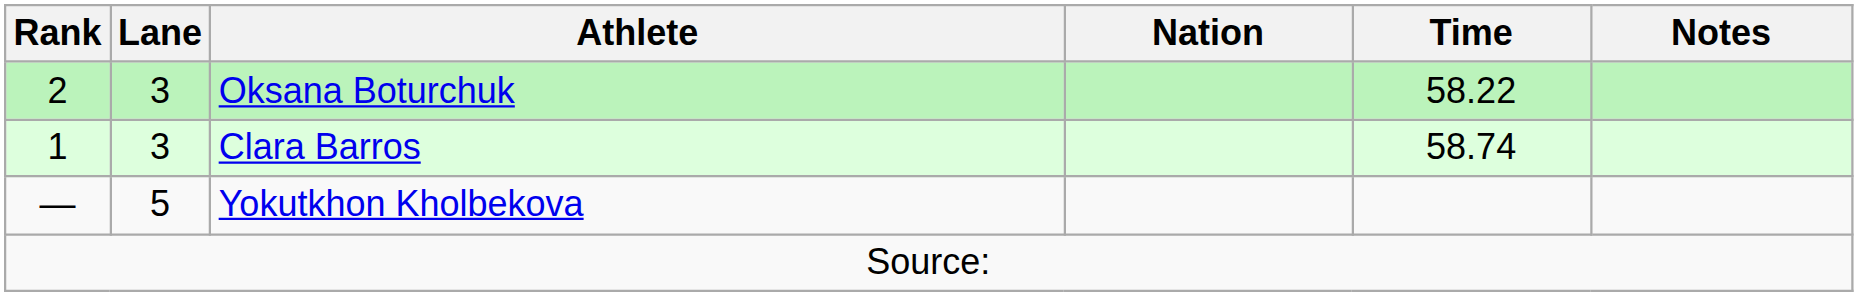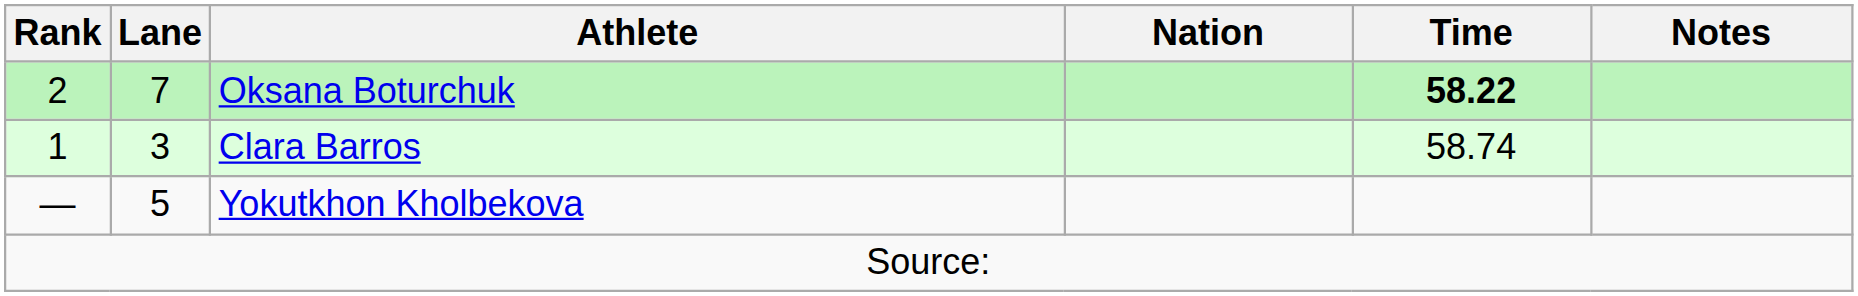(160, 90) 3 -> (160, 90) 7
(1471, 90) normal -> (1471, 90) bold
